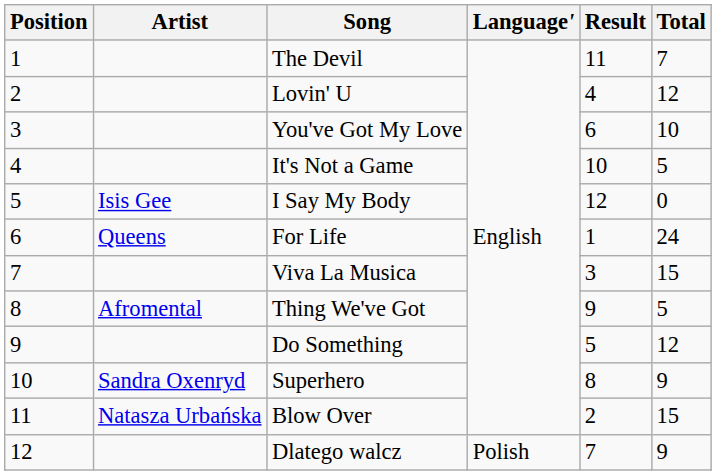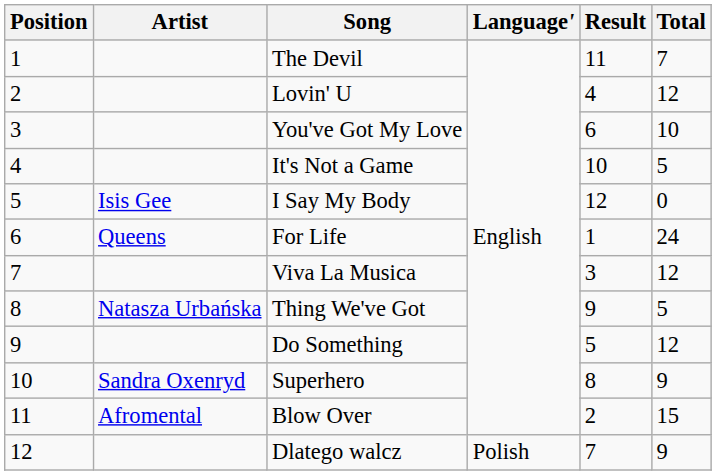(668, 272) 15 -> (668, 272) 12
(150, 308) Afromental -> (180, 308) Natasza Urbańska
(180, 415) Natasza Urbańska -> (150, 415) Afromental
